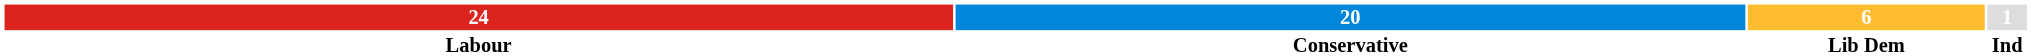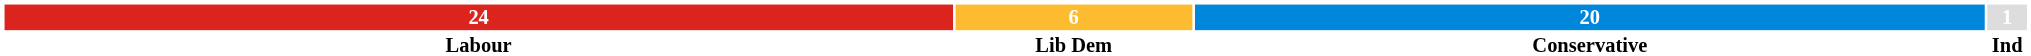columns swapped: (1350, 17) <-> (1866, 17)
